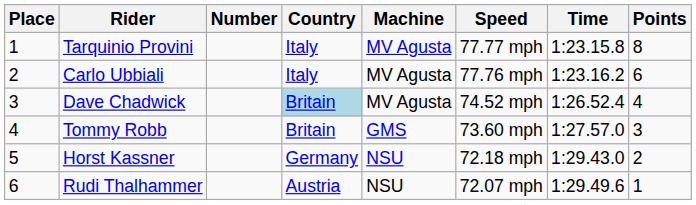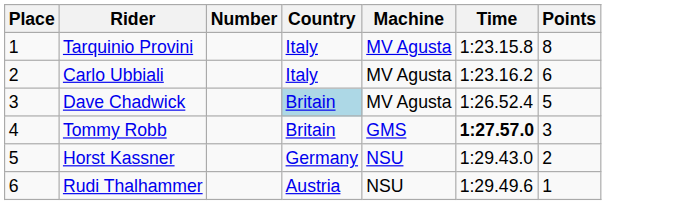- column: (501, 19)
(638, 102) 4 -> (547, 102) 5
(588, 130) normal -> (497, 130) bold
